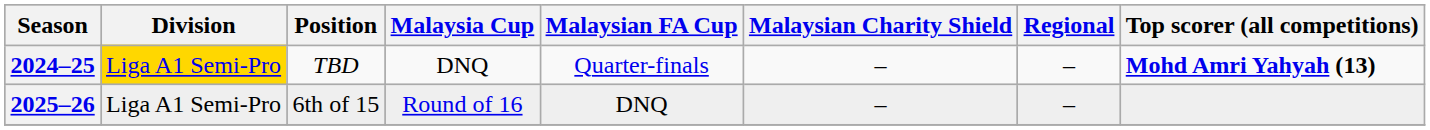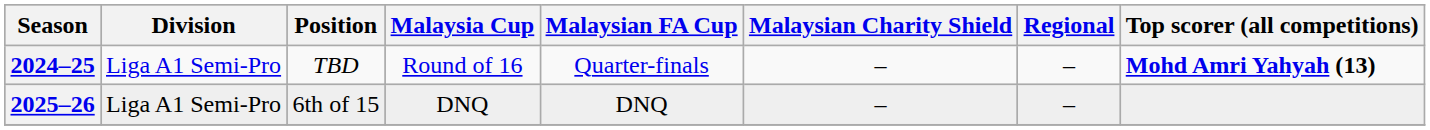(194, 64) gold background -> (194, 64) no background
(462, 64) DNQ -> (462, 64) Round of 16
(462, 104) Round of 16 -> (462, 104) DNQ
